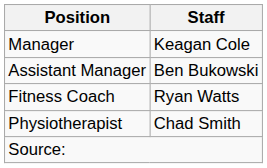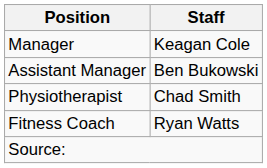rows swapped: (65, 123) <-> (62, 96)
